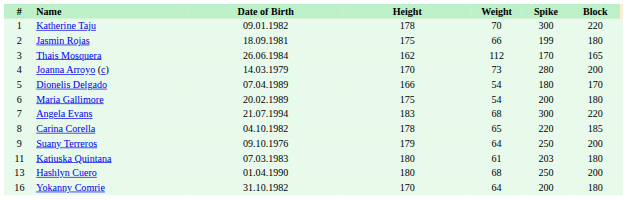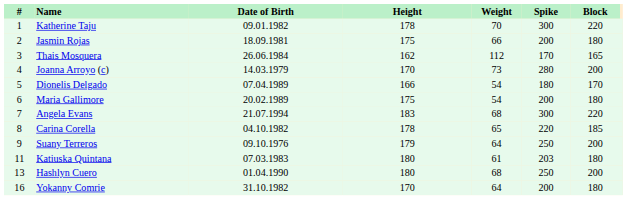(546, 40) 199 -> (546, 40) 200
